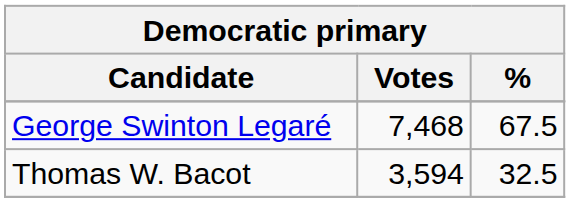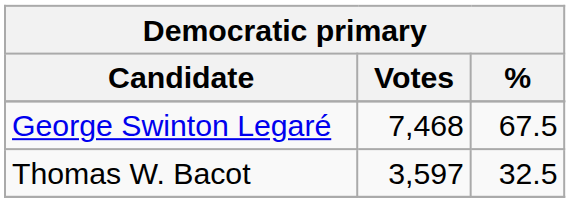(426, 174) 3,594 -> (426, 174) 3,597
